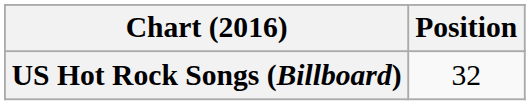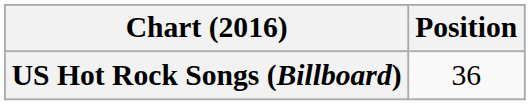(466, 74) 32 -> (466, 74) 36
